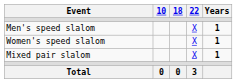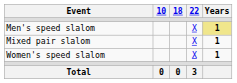(217, 28) no background -> (217, 28) khaki background
rows swapped: (56, 42) <-> (48, 55)
